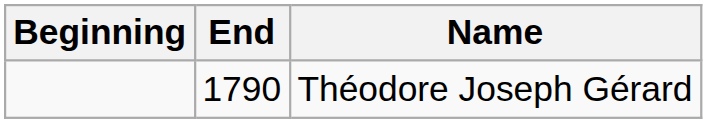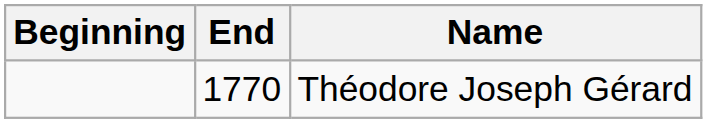(242, 88) 1790 -> (242, 88) 1770
